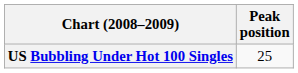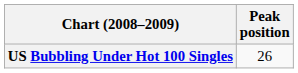(265, 56) 25 -> (265, 56) 26
